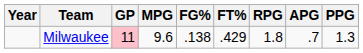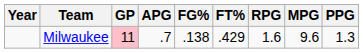columns swapped: (157, 16) <-> (304, 16)
(273, 37) 1.8 -> (272, 37) 1.6
